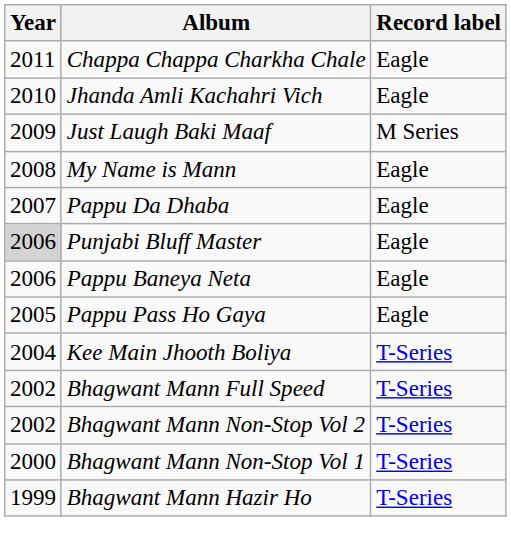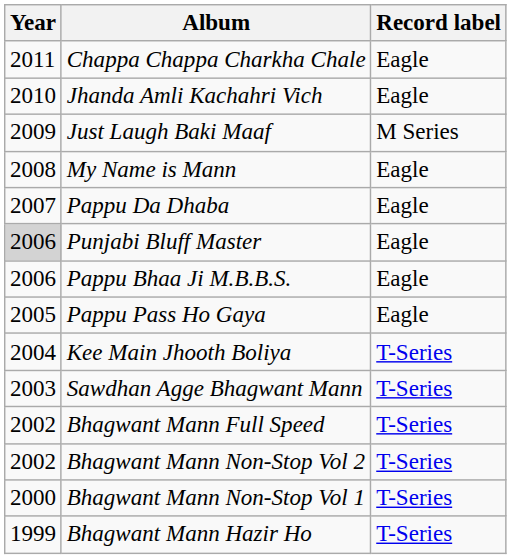- row: (159, 278)
+ row: (179, 278)
+ row: (215, 388)
